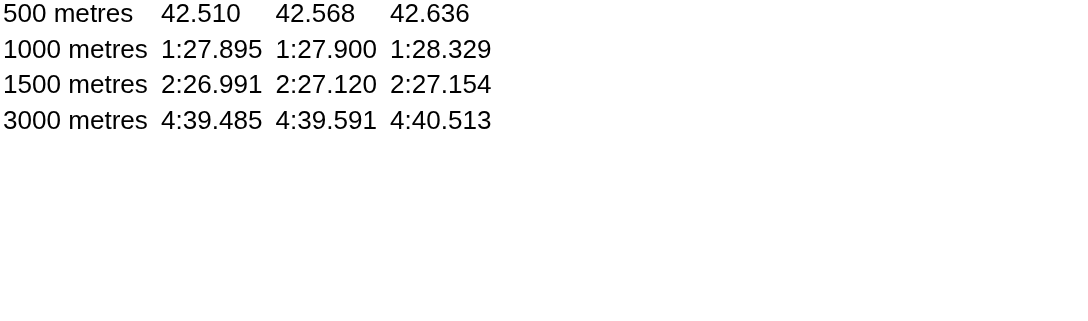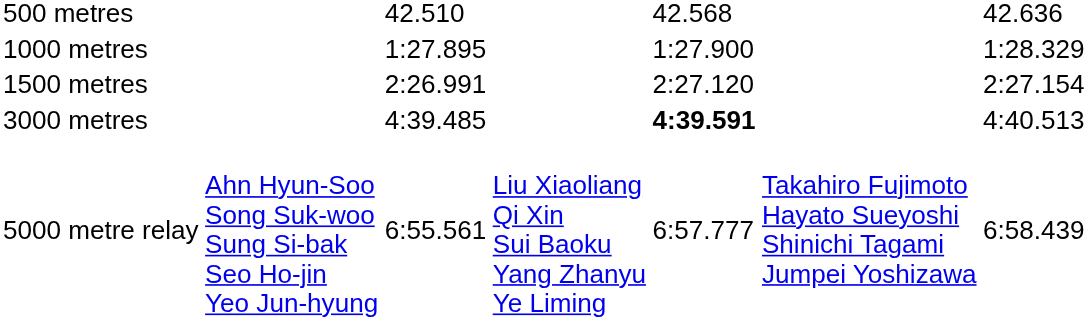(326, 120) normal -> (704, 120) bold
+ row: (101, 230)
